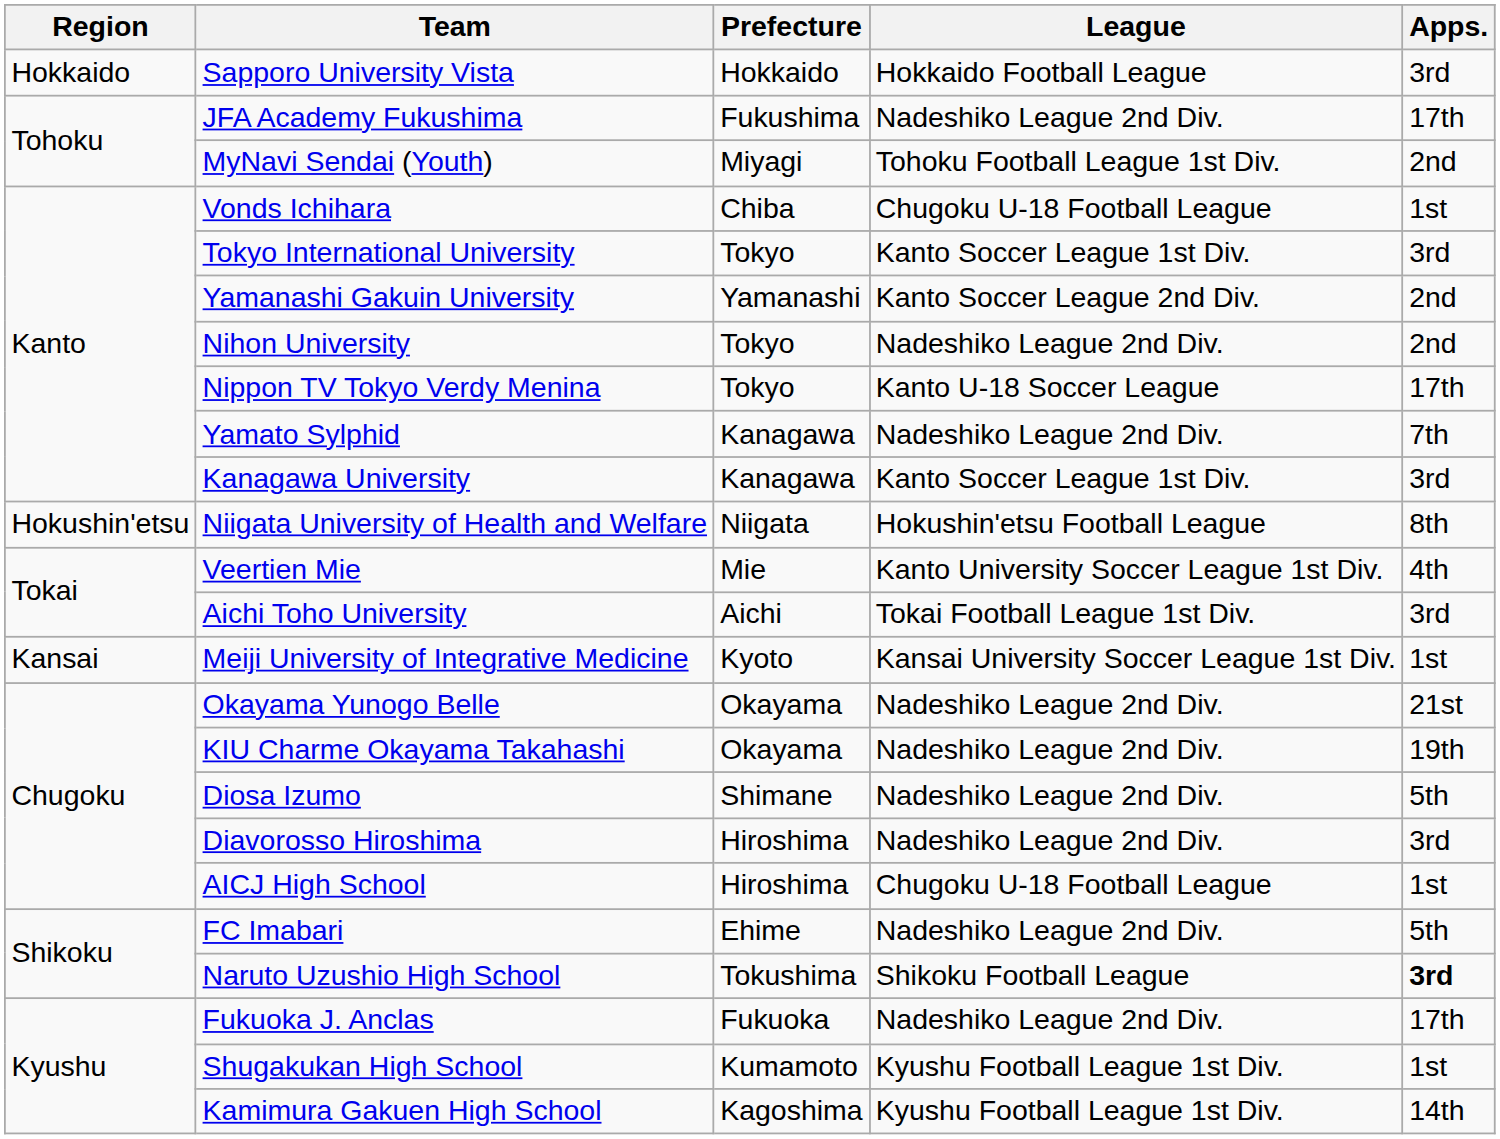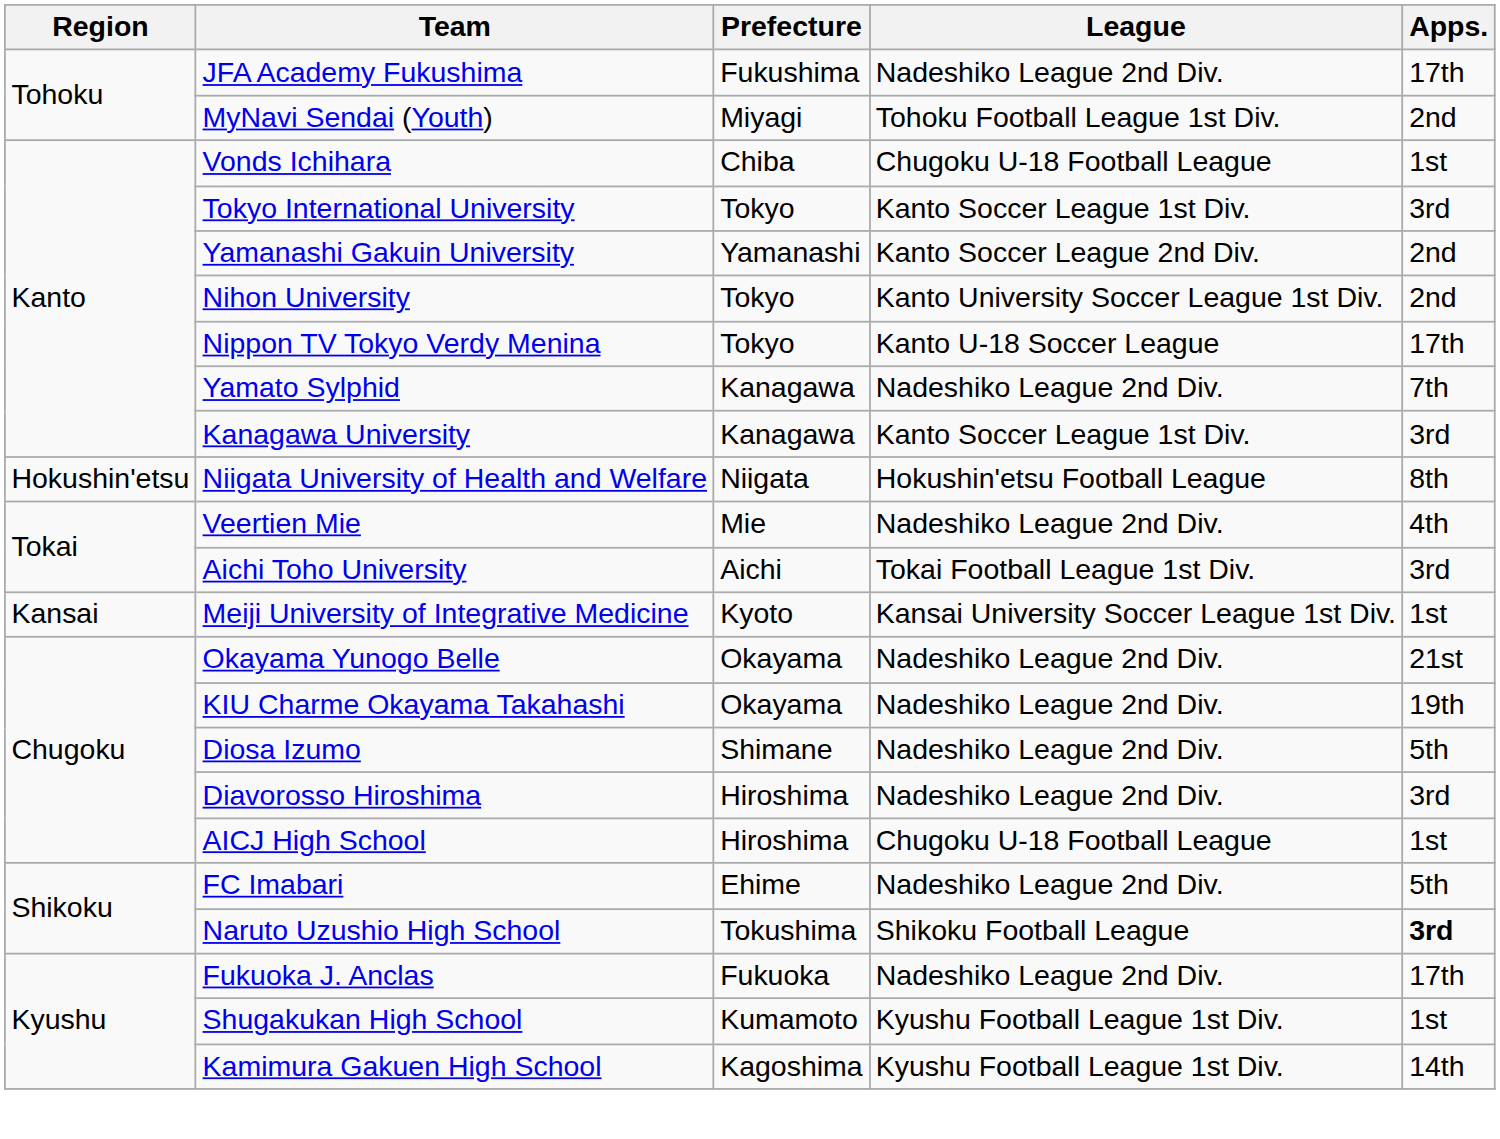- row: (358, 72)
(1050, 343) Nadeshiko League 2nd Div. -> (1130, 298) Kanto University Soccer League 1st Div.
(1130, 569) Kanto University Soccer League 1st Div. -> (1050, 523) Nadeshiko League 2nd Div.
